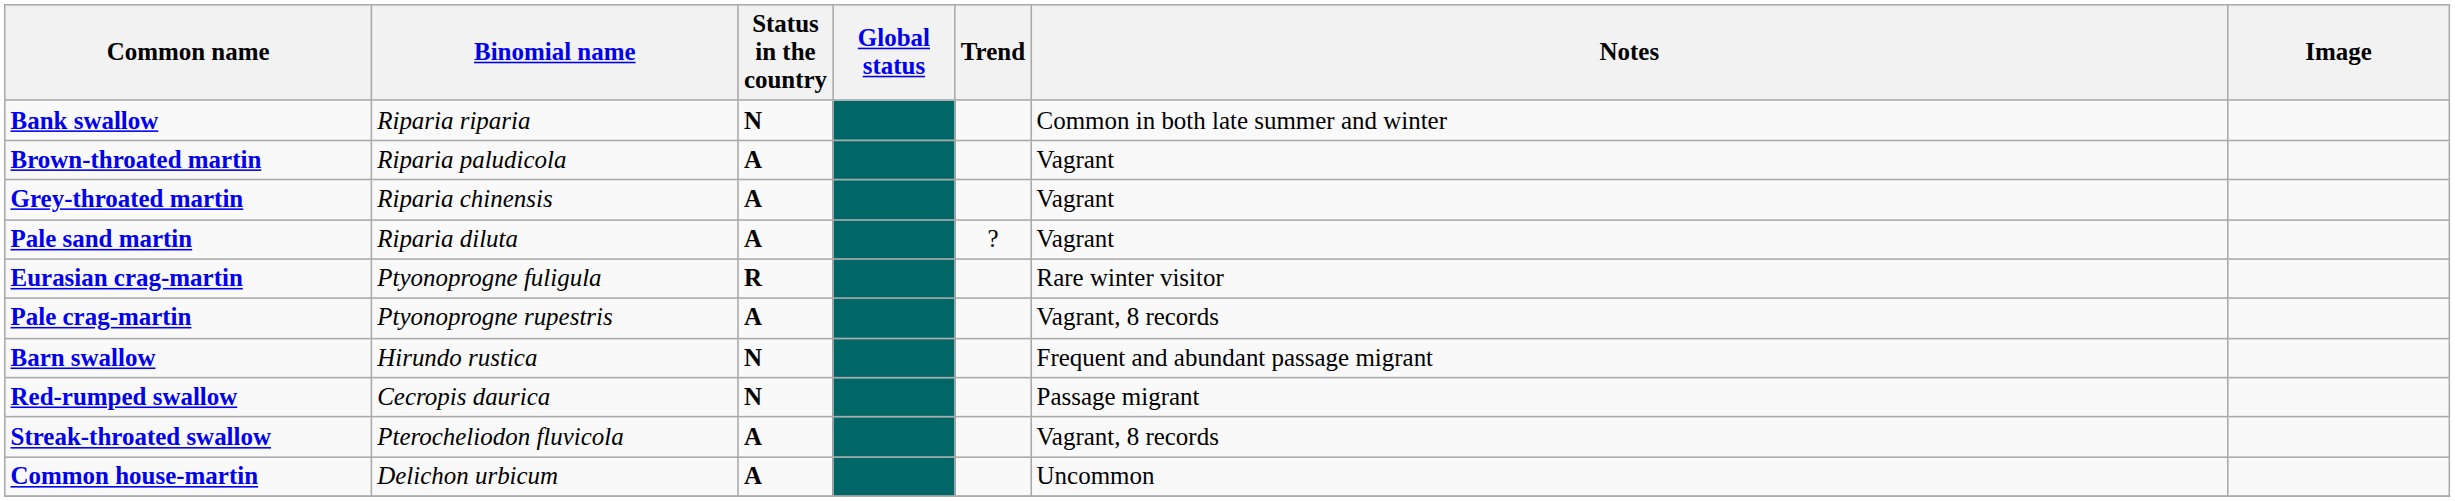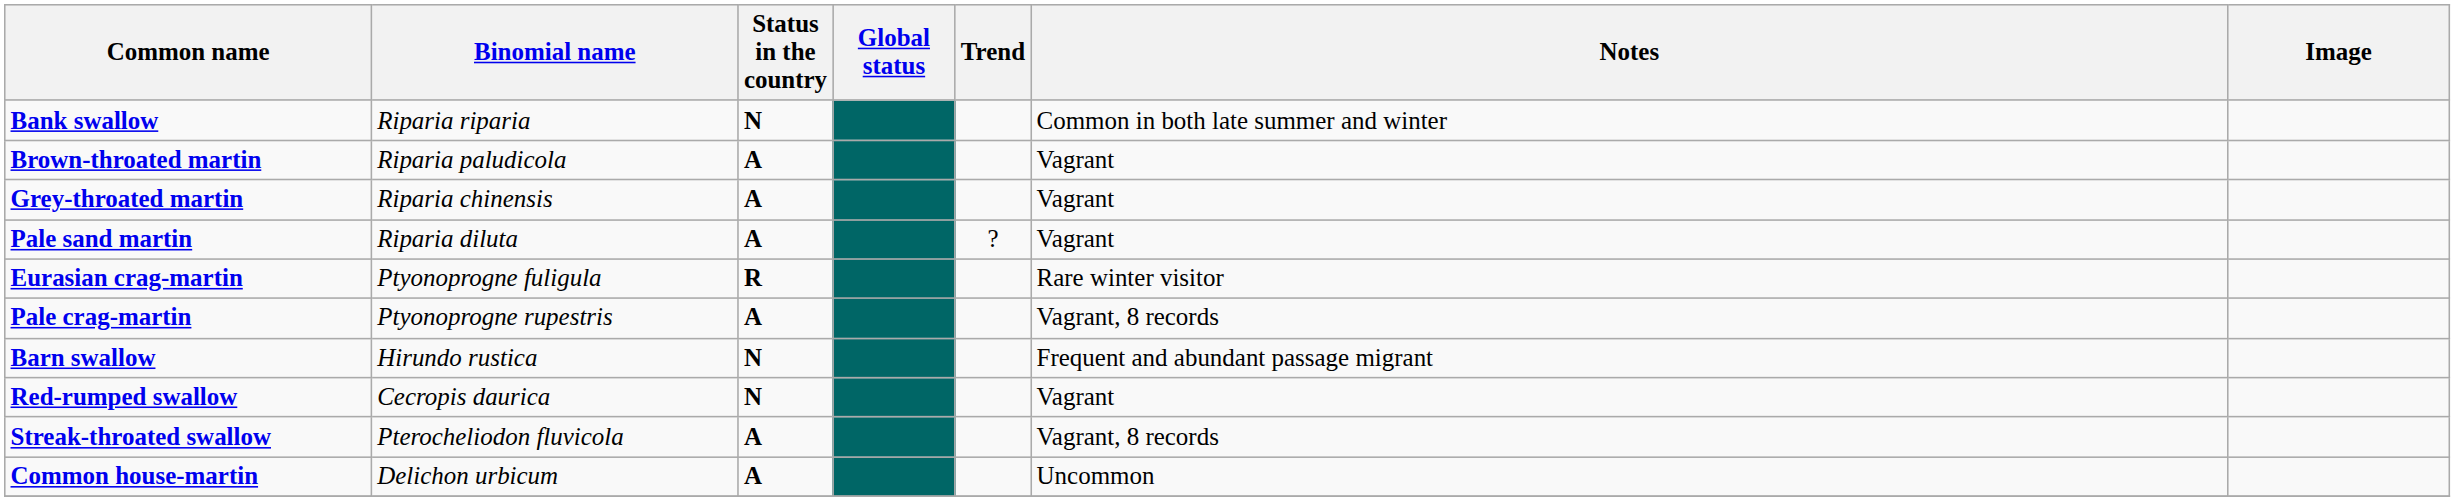(1118, 397) Passage migrant -> (1075, 397) Vagrant
